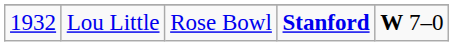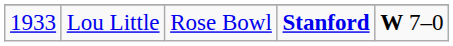(33, 22) 1932 -> (33, 22) 1933
